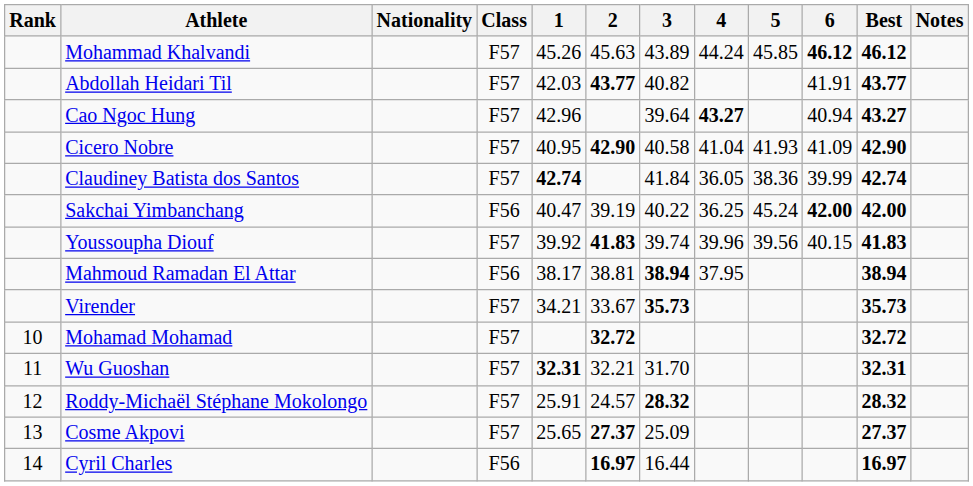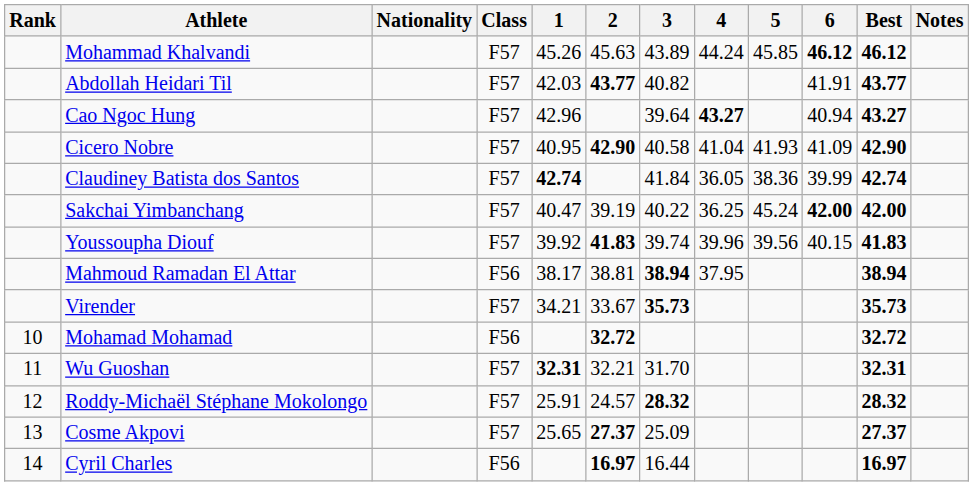(504, 210) F56 -> (504, 210) F57
(504, 337) F57 -> (504, 337) F56
